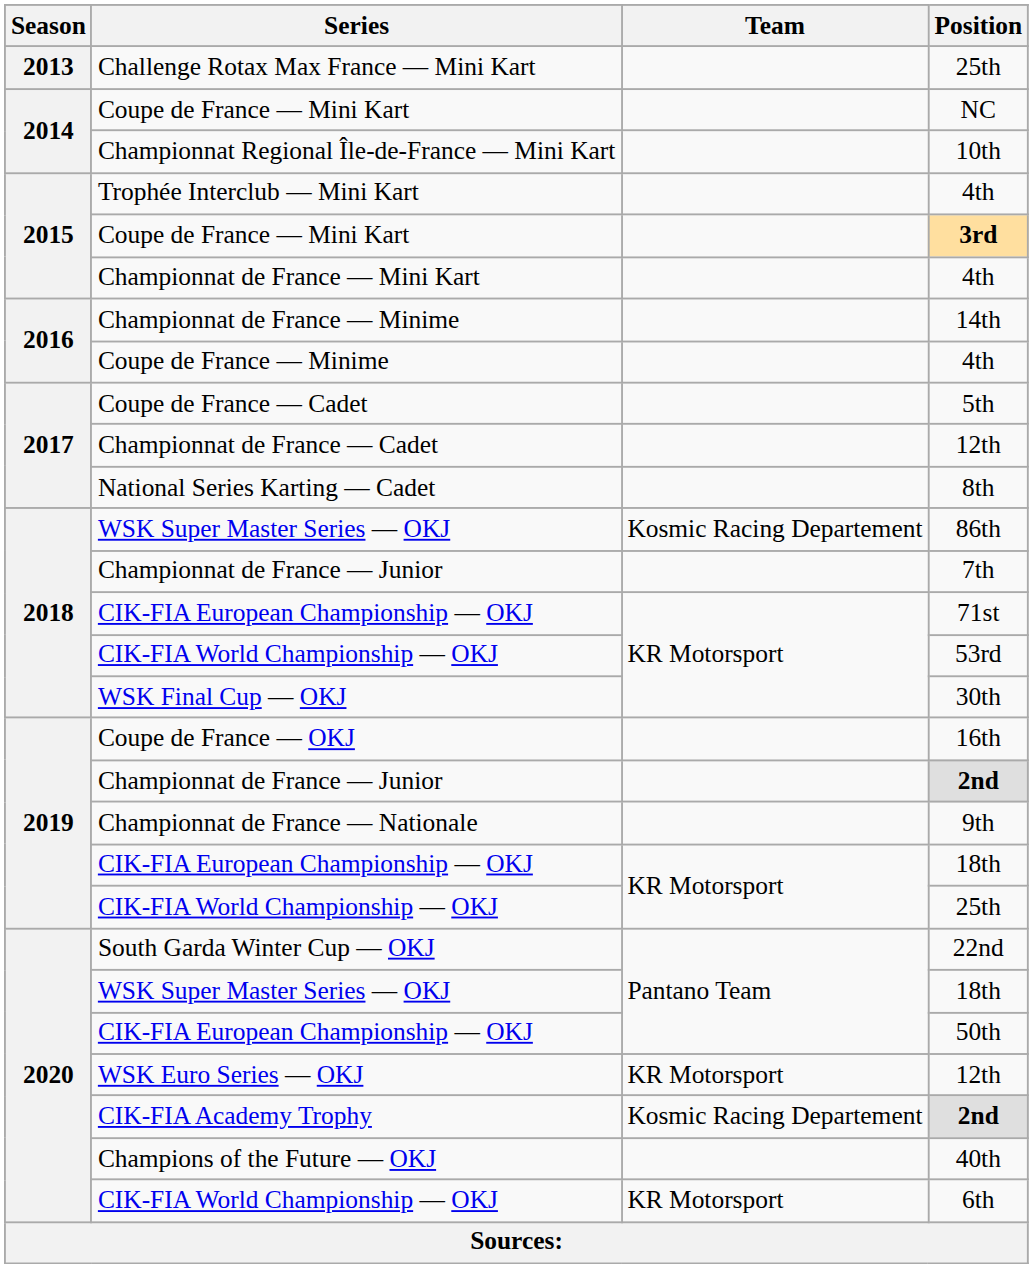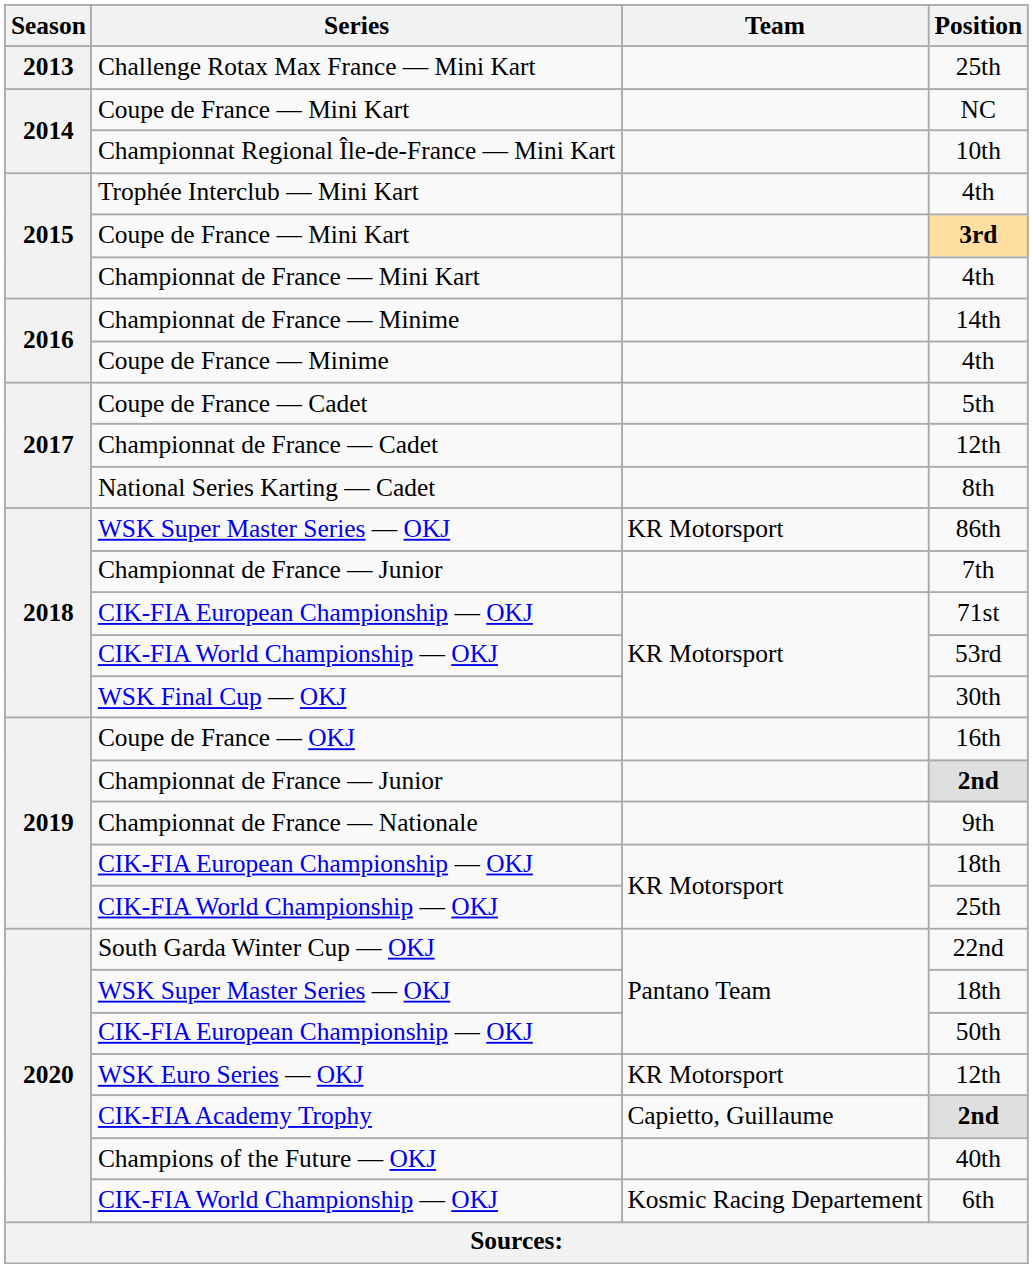(775, 528) Kosmic Racing Departement -> (705, 528) KR Motorsport
(775, 1115) Kosmic Racing Departement -> (730, 1115) Capietto, Guillaume
(705, 1199) KR Motorsport -> (775, 1199) Kosmic Racing Departement
